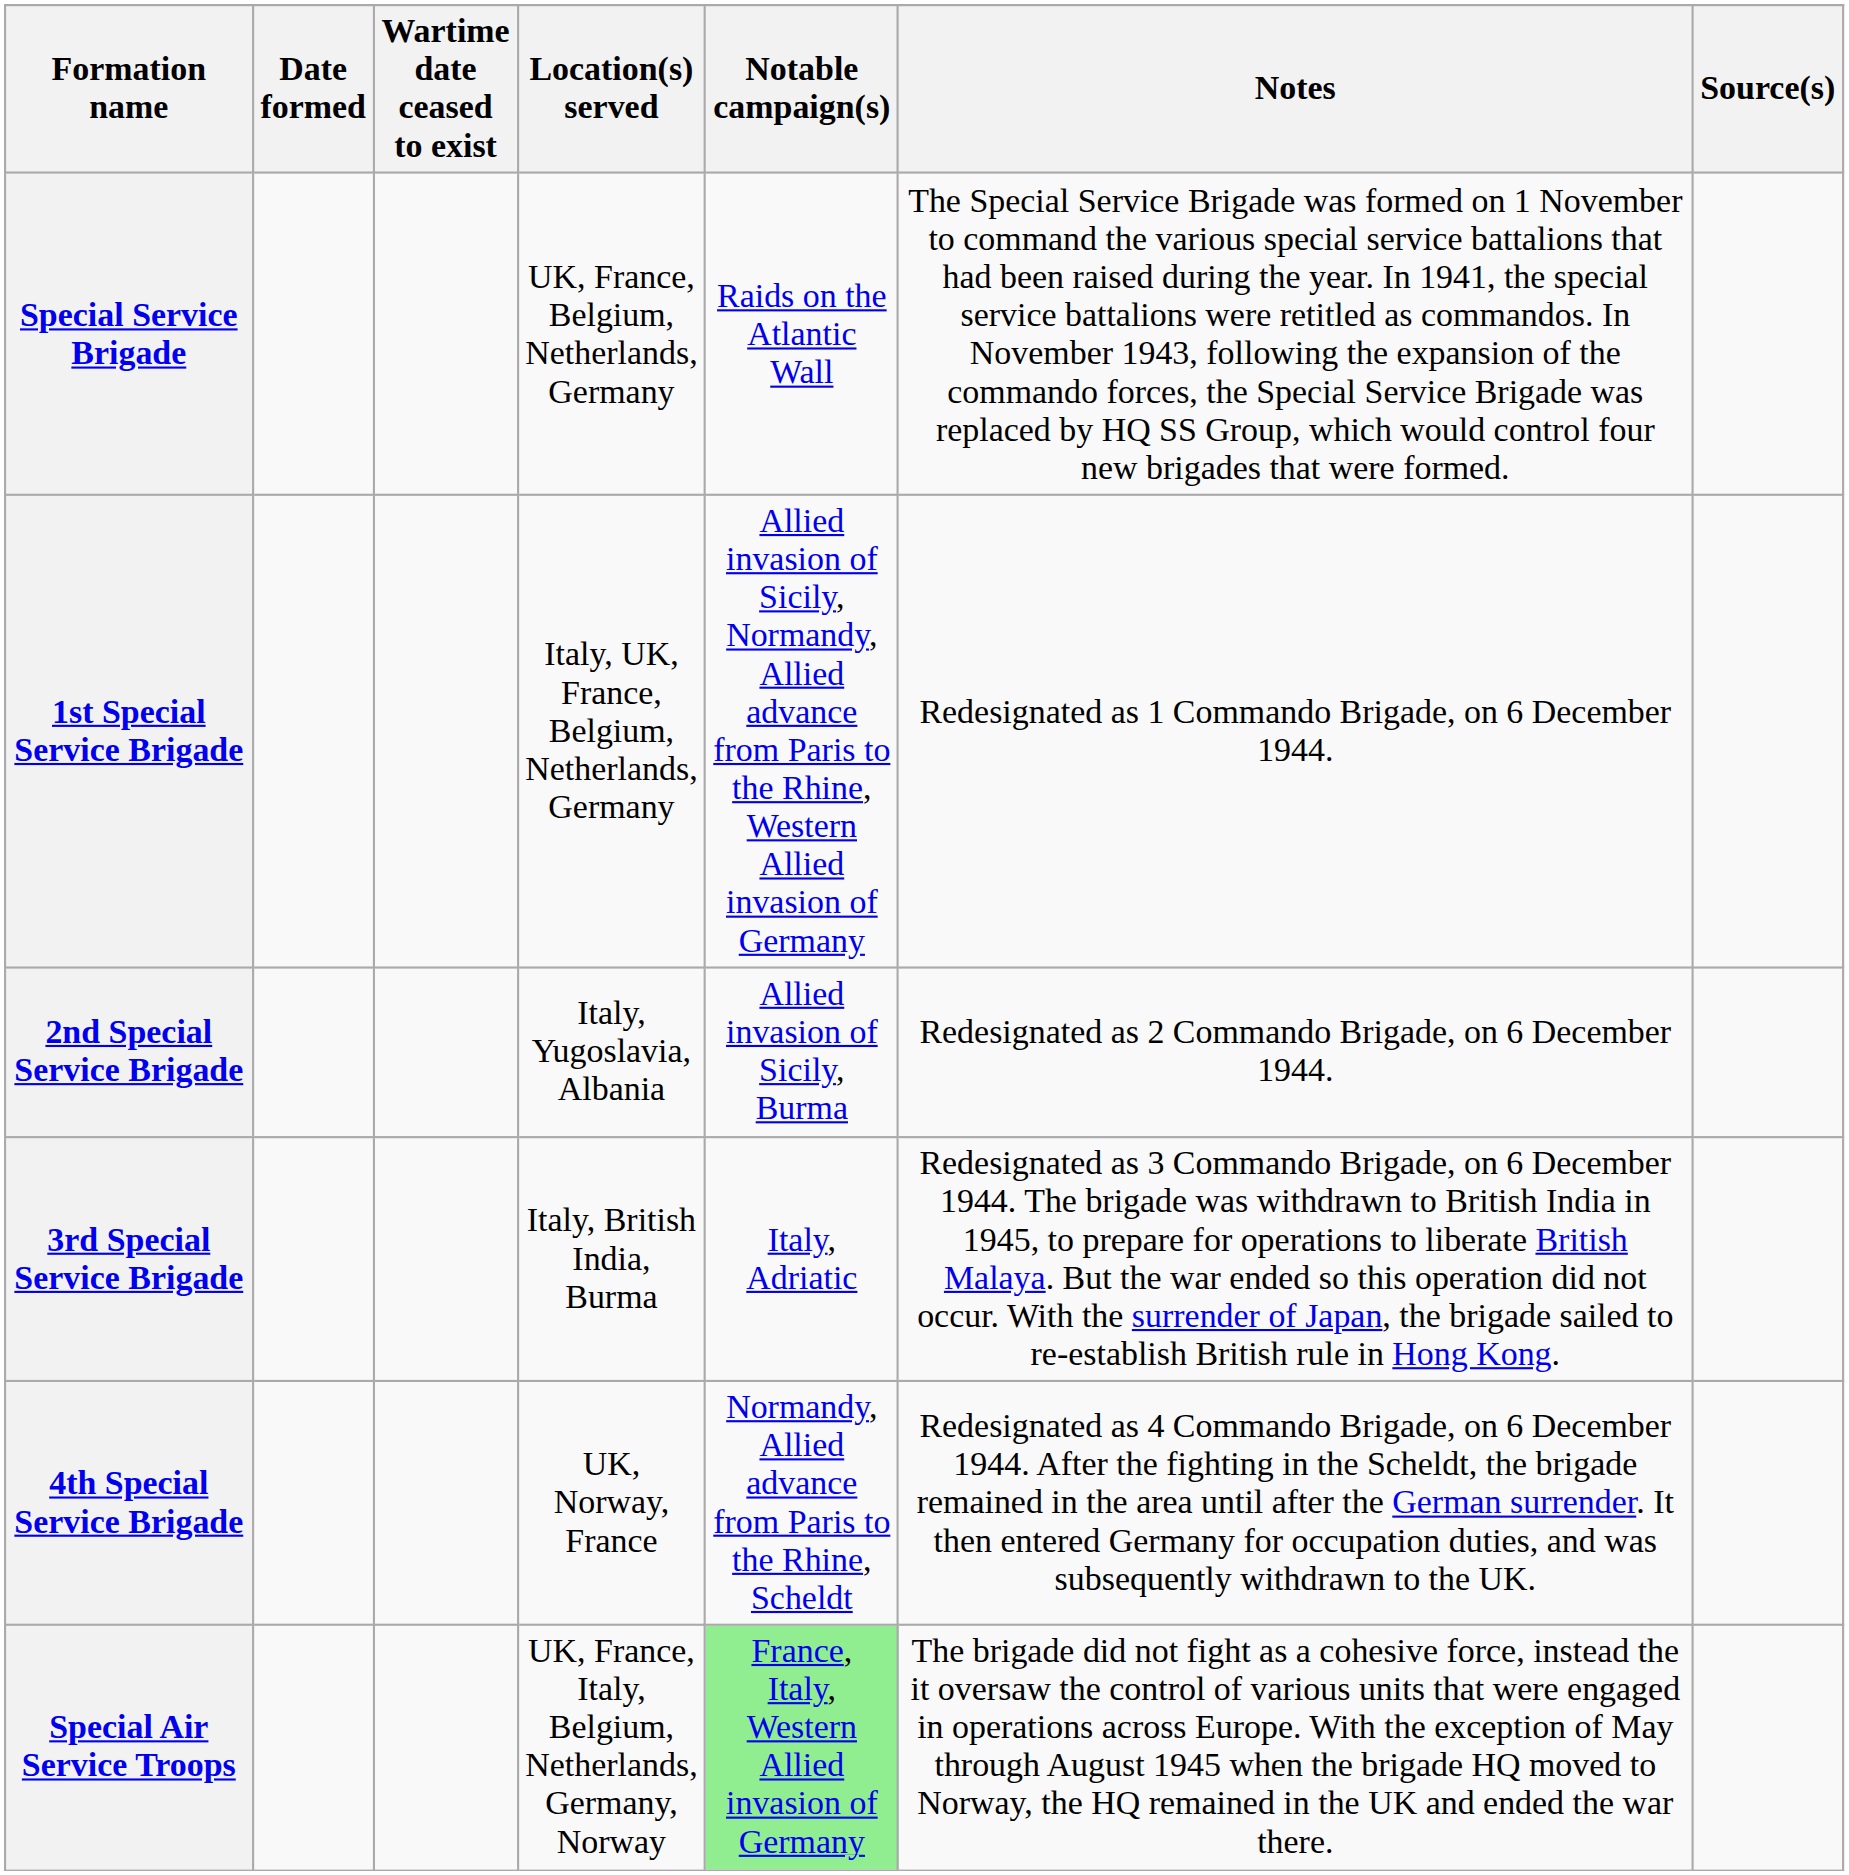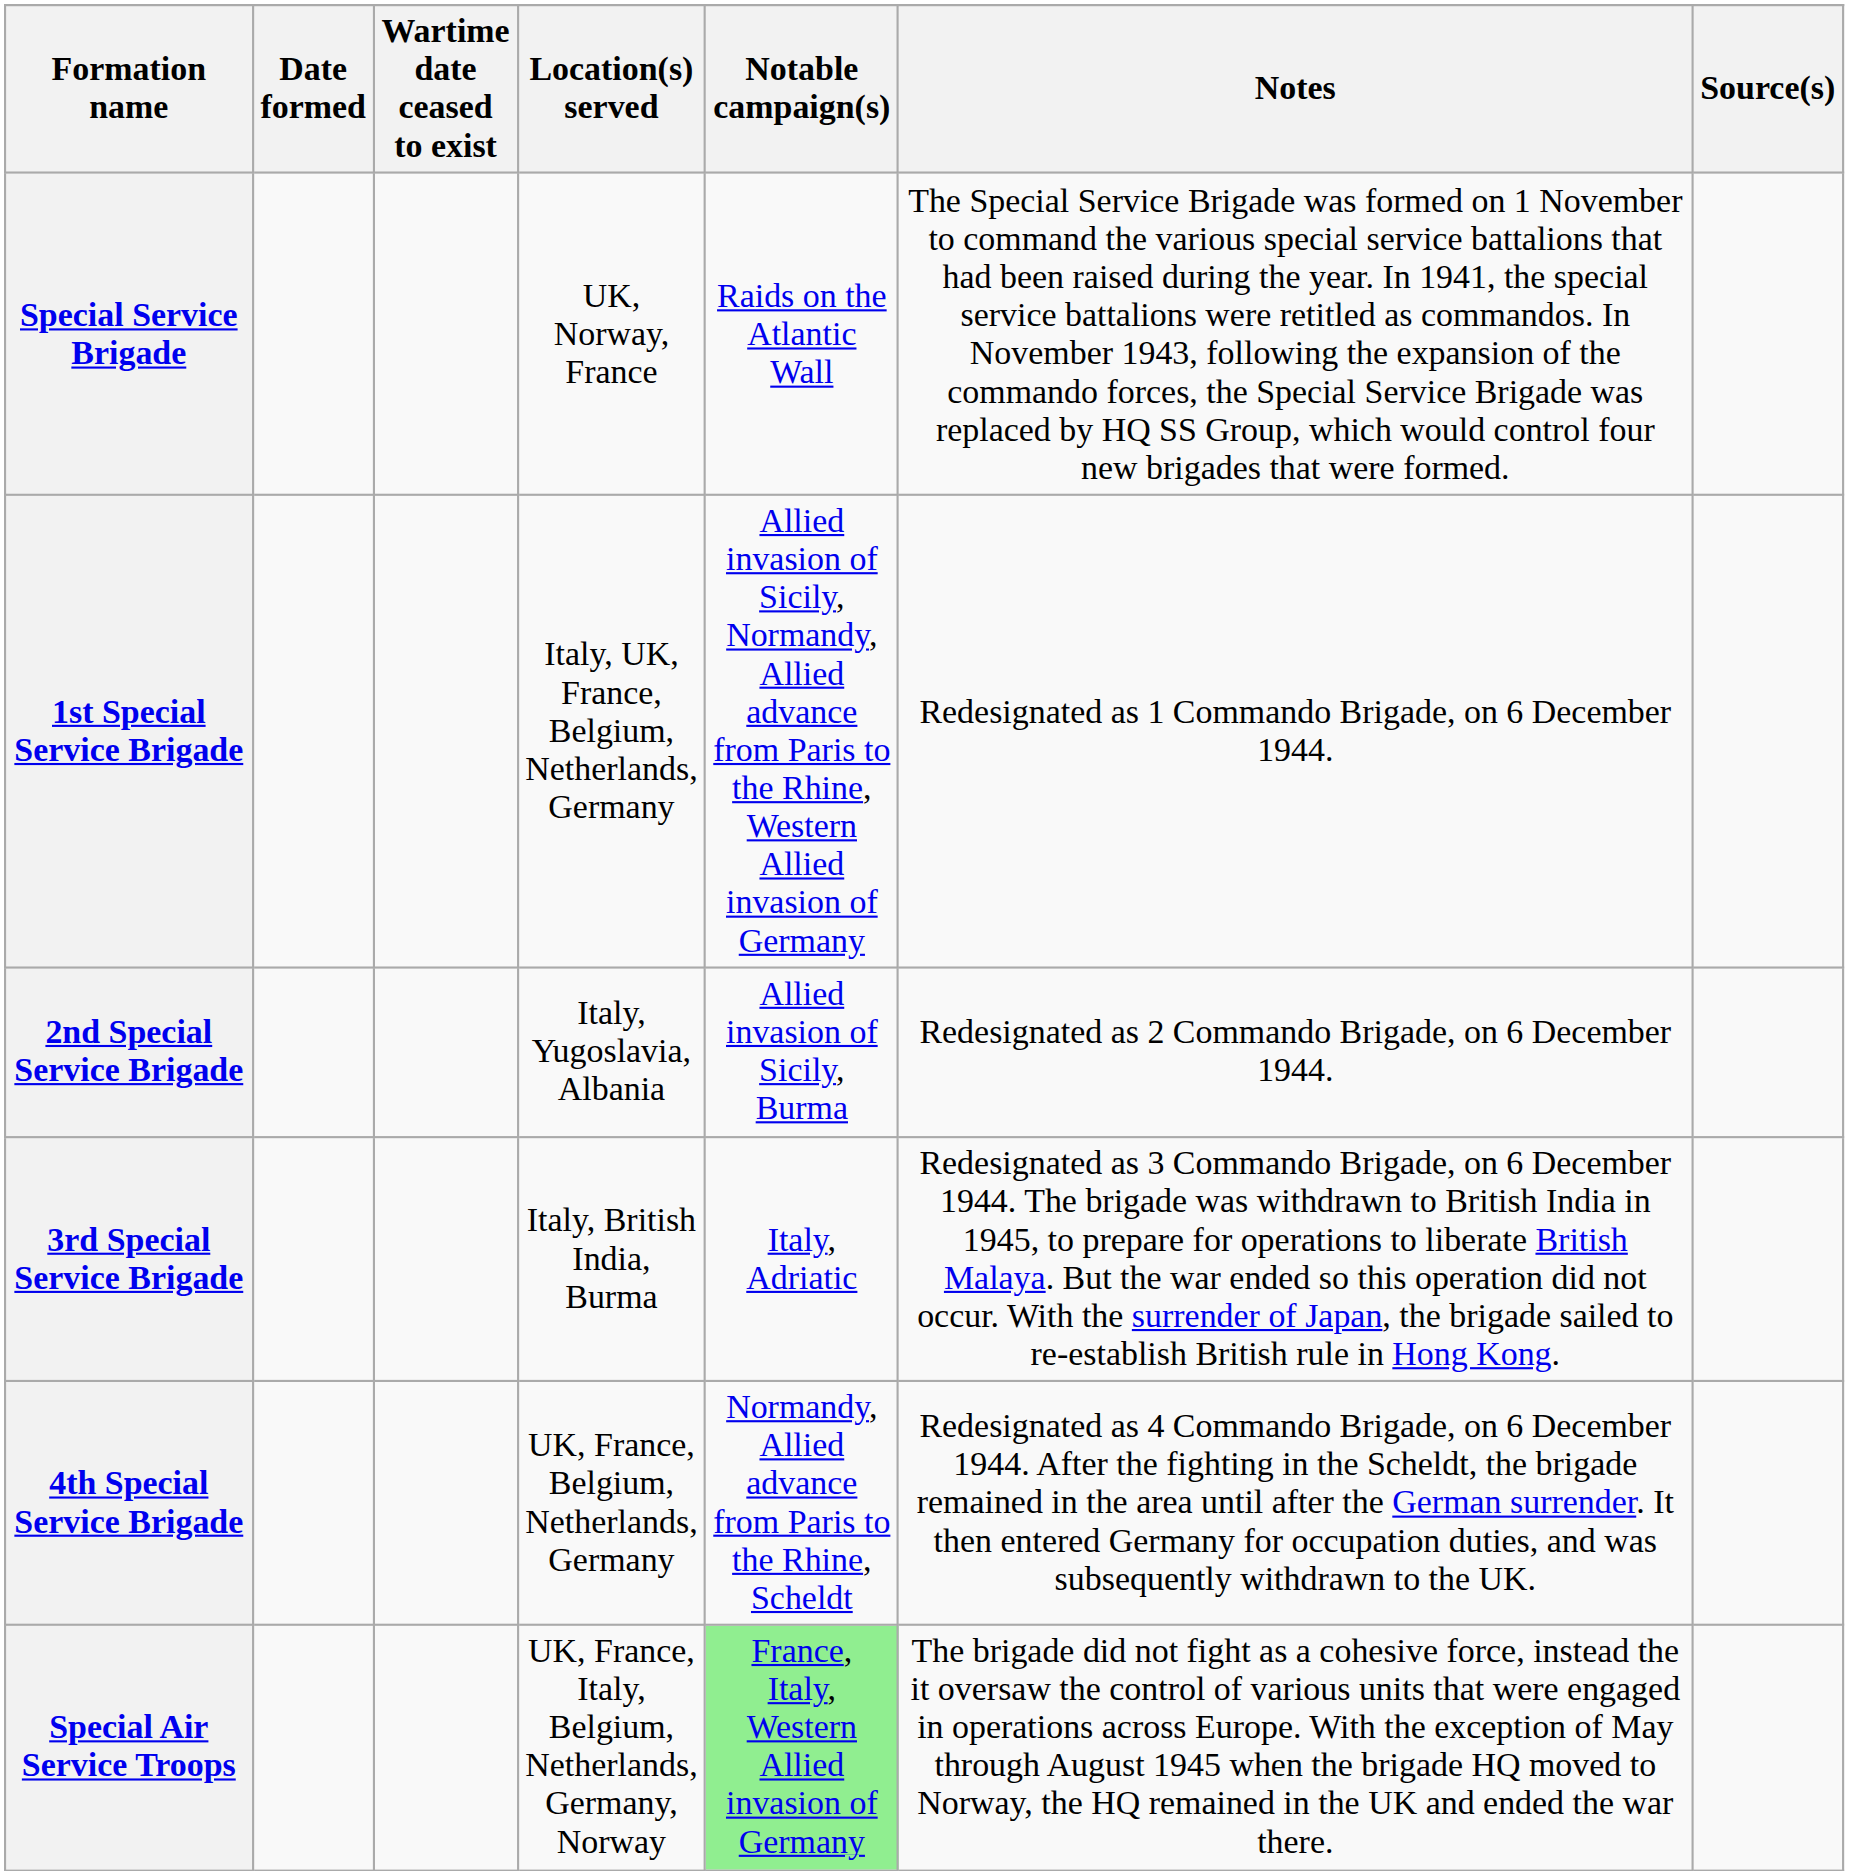(611, 333) UK, France, Belgium, Netherlands, Germany -> (611, 333) UK, Norway, France
(611, 1502) UK, Norway, France -> (611, 1502) UK, France, Belgium, Netherlands, Germany
